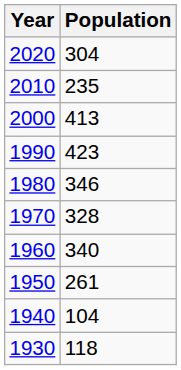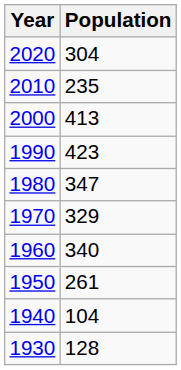(82, 184) 346 -> (82, 184) 347
(82, 217) 328 -> (82, 217) 329
(81, 348) 118 -> (82, 348) 128
